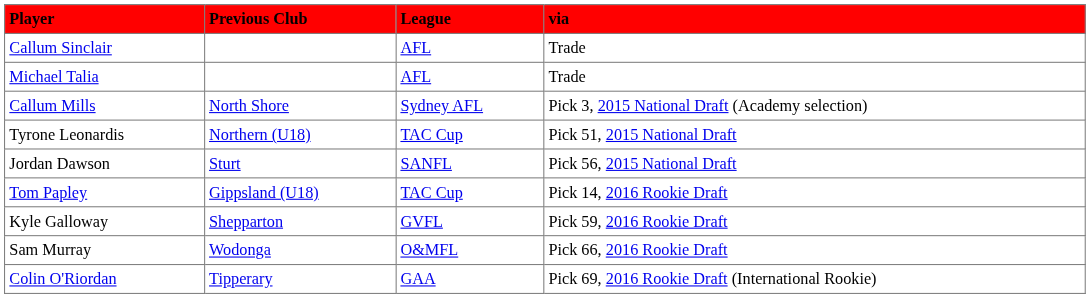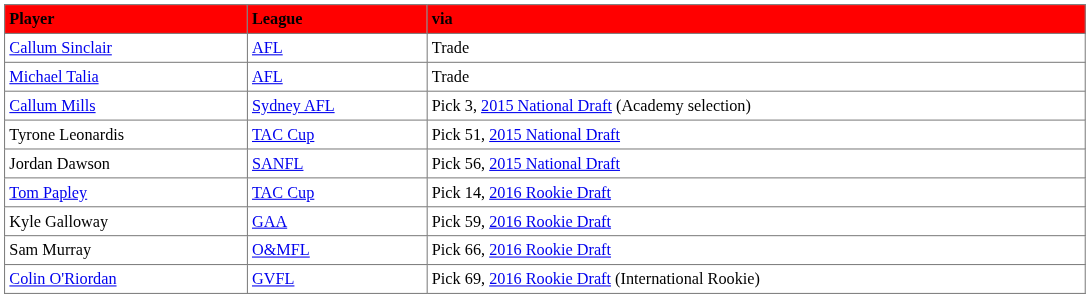- column: (258, 18)
(422, 221) GVFL -> (270, 221) GAA
(418, 278) GAA -> (273, 278) GVFL
